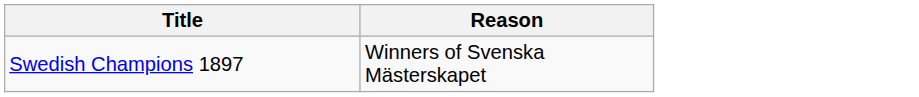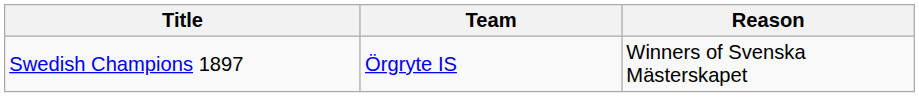+ column: (491, 20)
